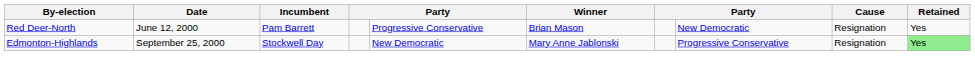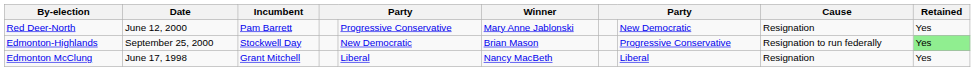(556, 27) Brian Mason -> (529, 27) Mary Anne Jablonski
(574, 43) Mary Anne Jablonski -> (511, 43) Brian Mason
(860, 43) Resignation -> (822, 43) Resignation to run federally
+ row: (49, 58)
